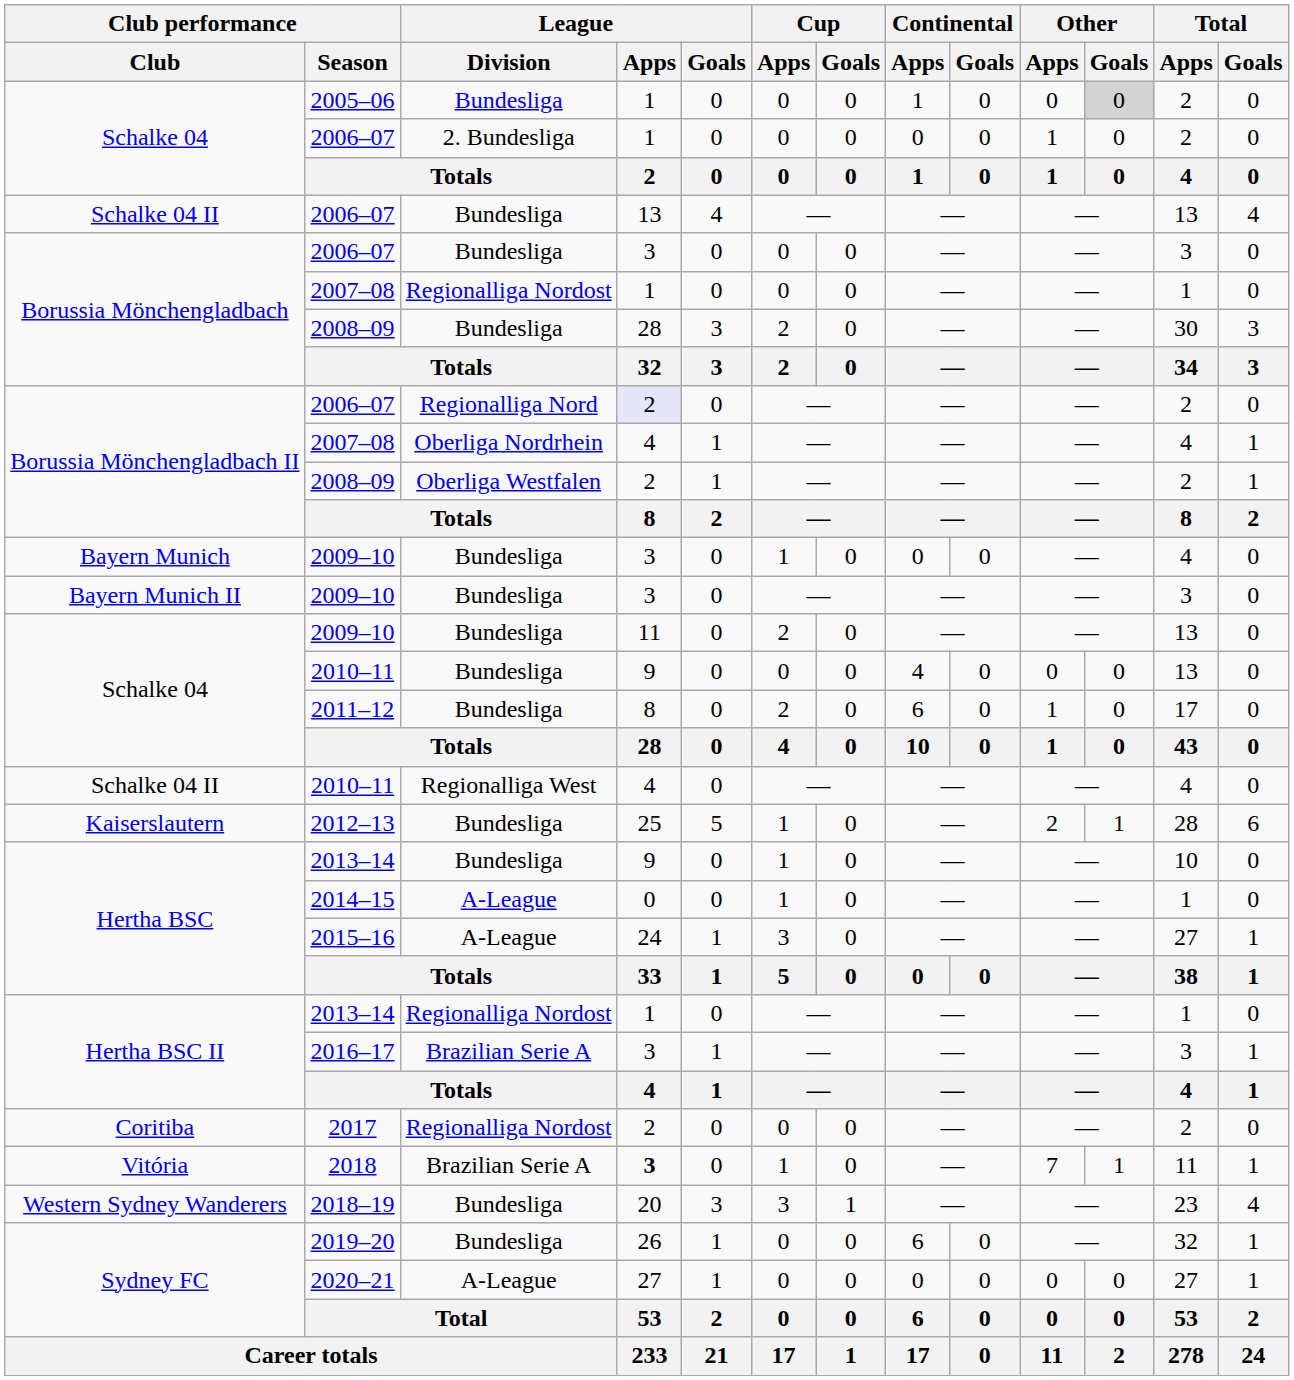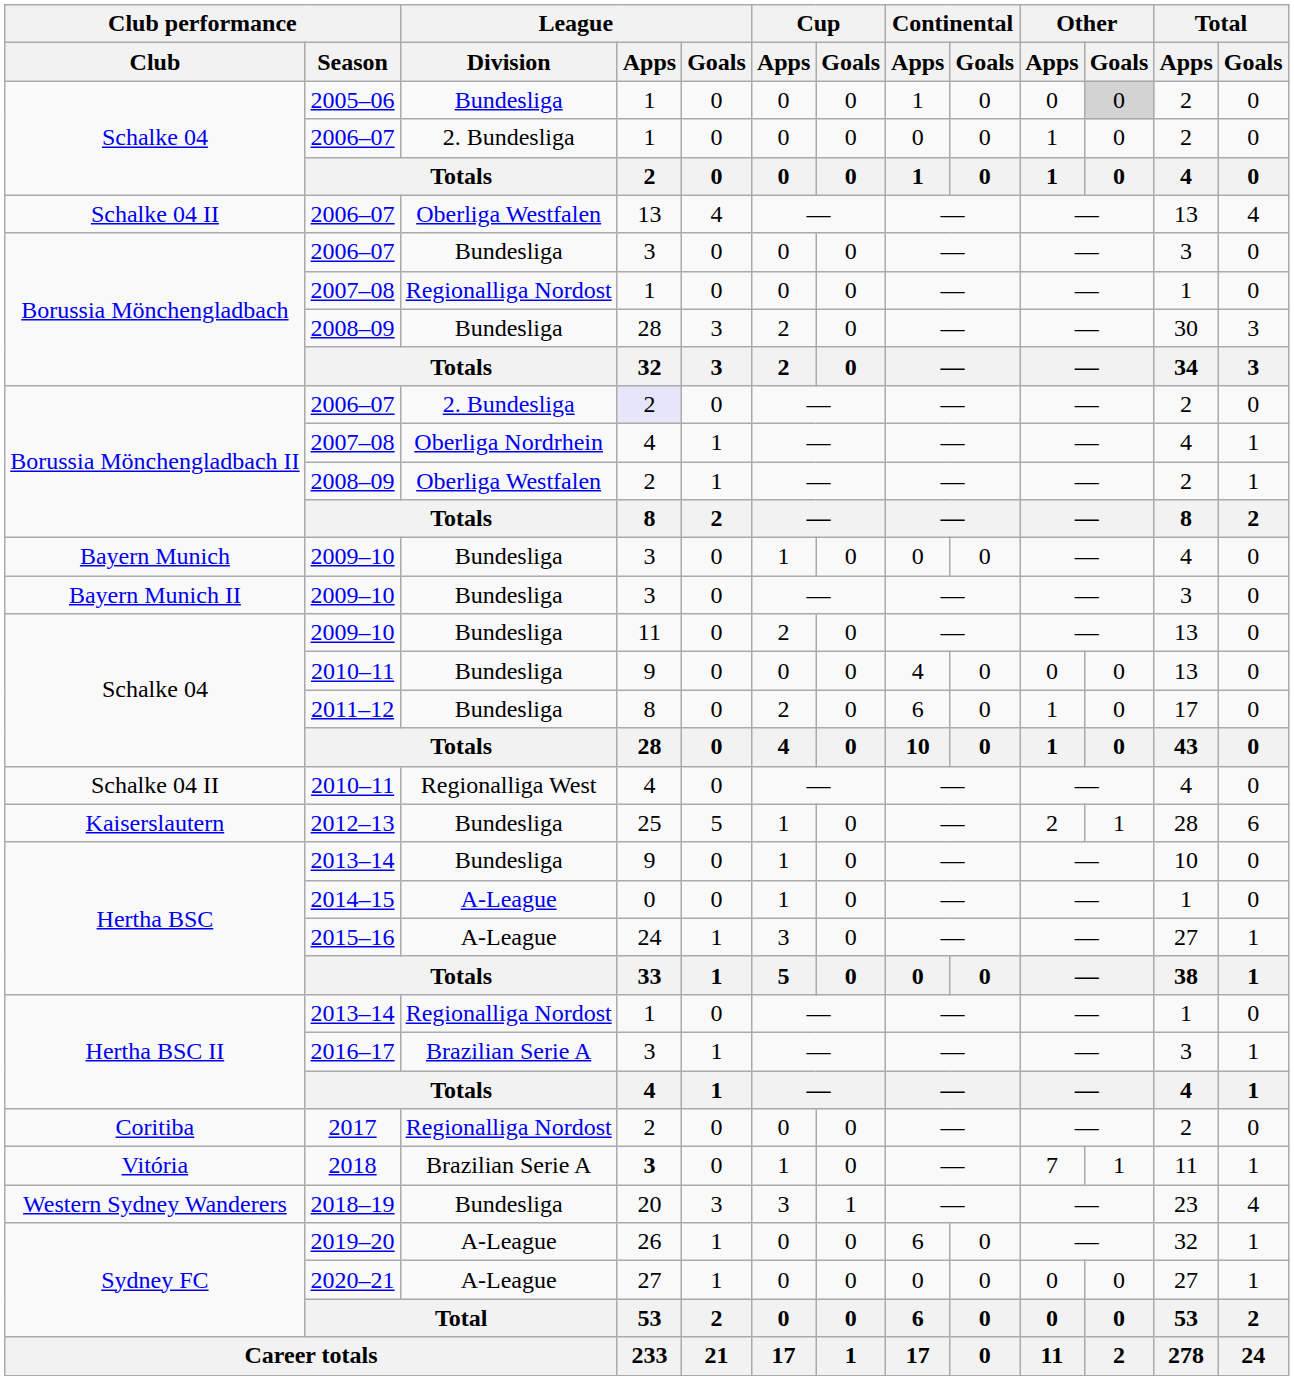(509, 213) Bundesliga -> (509, 213) Oberliga Westfalen
(509, 404) Regionalliga Nord -> (509, 404) 2. Bundesliga
(509, 1241) Bundesliga -> (509, 1241) A-League
